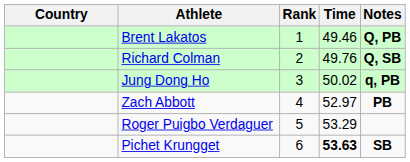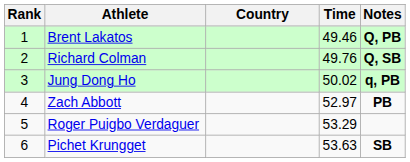columns swapped: (299, 15) <-> (61, 15)
(340, 146) bold -> (340, 146) normal
